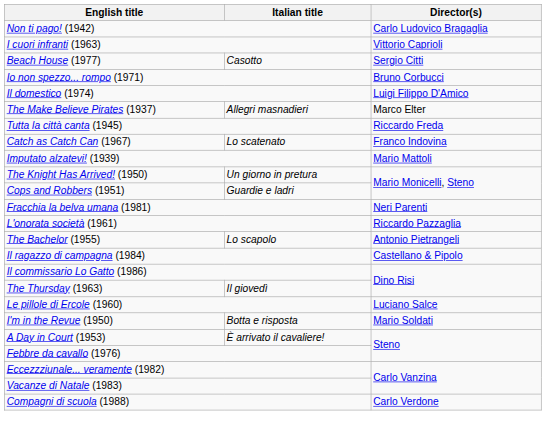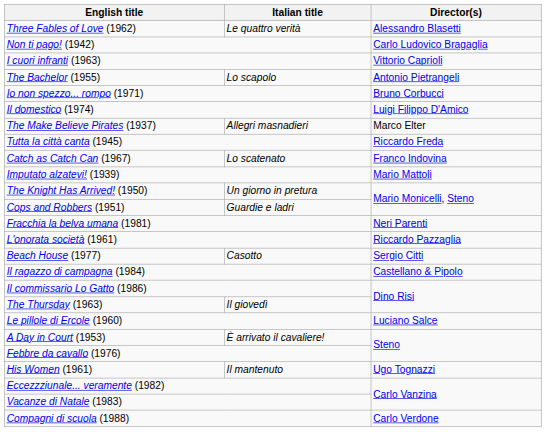+ row: (71, 28)
rows swapped: (54, 61) <-> (53, 239)
- row: (60, 321)
+ row: (49, 369)
